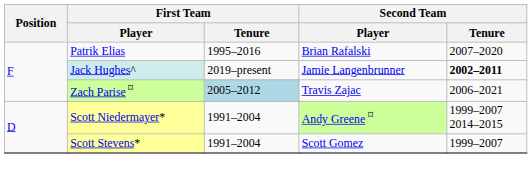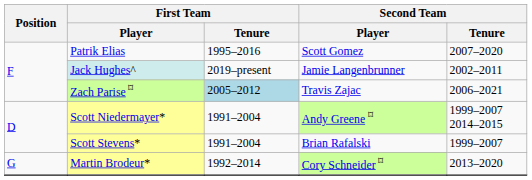(336, 51) Brian Rafalski -> (332, 51) Scott Gomez
(476, 70) bold -> (476, 70) normal
(332, 143) Scott Gomez -> (336, 143) Brian Rafalski
+ row: (110, 163)
